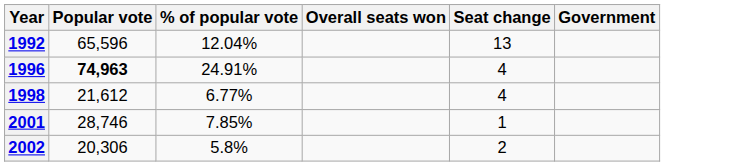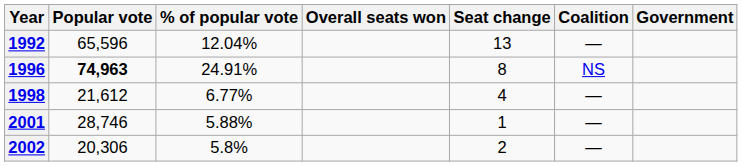+ column: (594, 17)
(502, 69) 4 -> (502, 69) 8
(229, 122) 7.85% -> (229, 122) 5.88%
